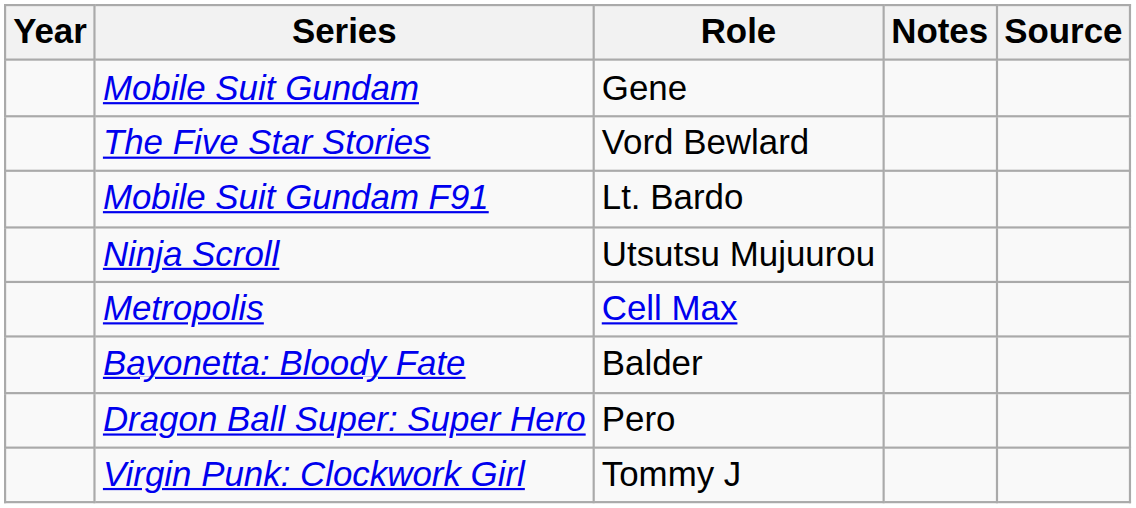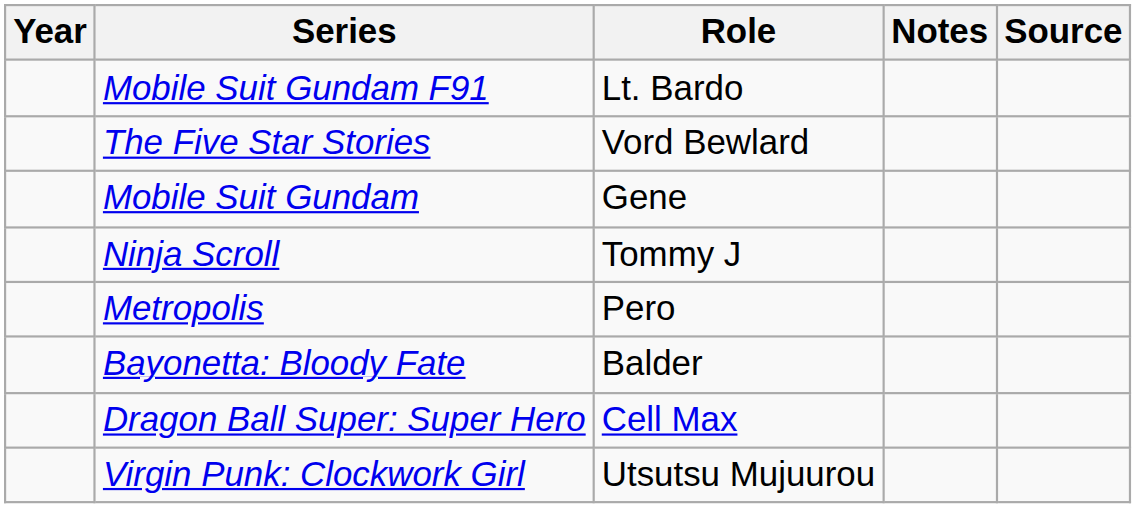rows swapped: (261, 87) <-> (296, 198)
(738, 253) Utsutsu Mujuurou -> (672, 253) Tommy J
(670, 308) Cell Max -> (639, 308) Pero
(639, 419) Pero -> (670, 419) Cell Max
(672, 474) Tommy J -> (738, 474) Utsutsu Mujuurou
